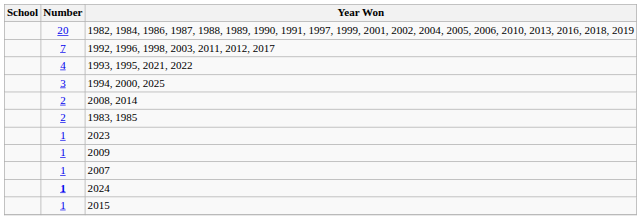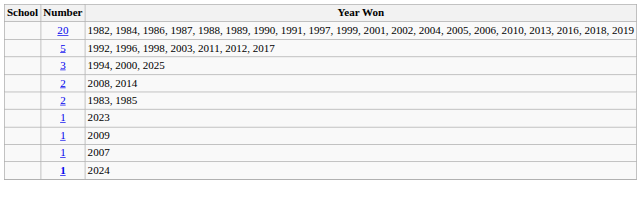(63, 48) 7 -> (63, 48) 5
- row: (140, 65)
- row: (99, 205)
